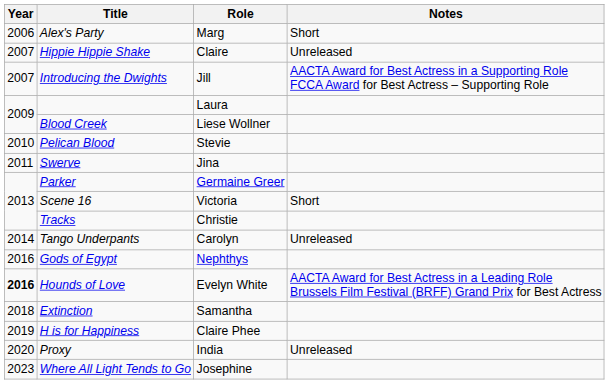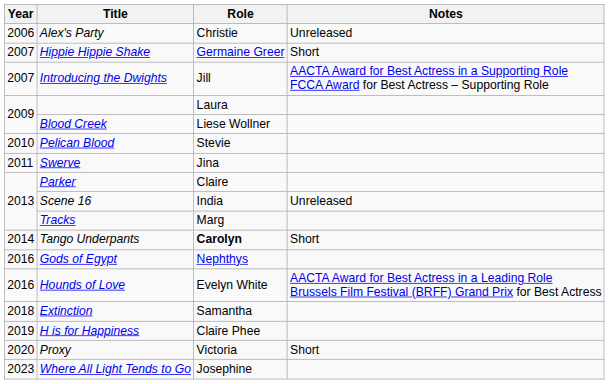(210, 33) Marg -> (217, 33) Christie
(305, 33) Short -> (321, 33) Unreleased
(213, 52) Claire -> (241, 52) Germaine Greer
(321, 52) Unreleased -> (305, 52) Short
(241, 182) Germaine Greer -> (213, 182) Claire
(217, 201) Victoria -> (210, 201) India
(305, 201) Short -> (321, 201) Unreleased
(217, 220) Christie -> (210, 220) Marg
(218, 239) normal -> (219, 239) bold
(321, 239) Unreleased -> (305, 239) Short
(21, 285) bold -> (21, 285) normal
(210, 350) India -> (217, 350) Victoria
(321, 350) Unreleased -> (305, 350) Short
